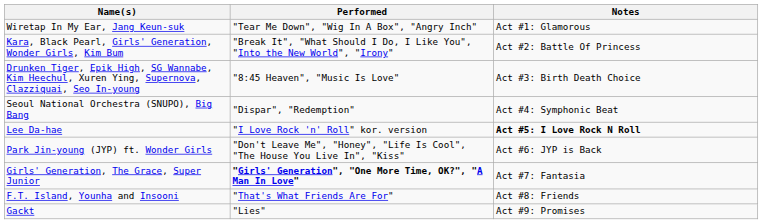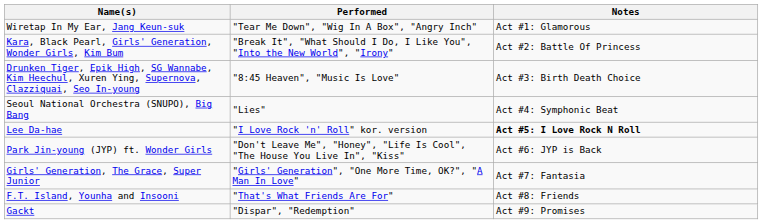(294, 109) "Dispar", "Redemption" -> (249, 109) "Lies"
(358, 176) bold -> (358, 176) normal
(249, 211) "Lies" -> (294, 211) "Dispar", "Redemption"
